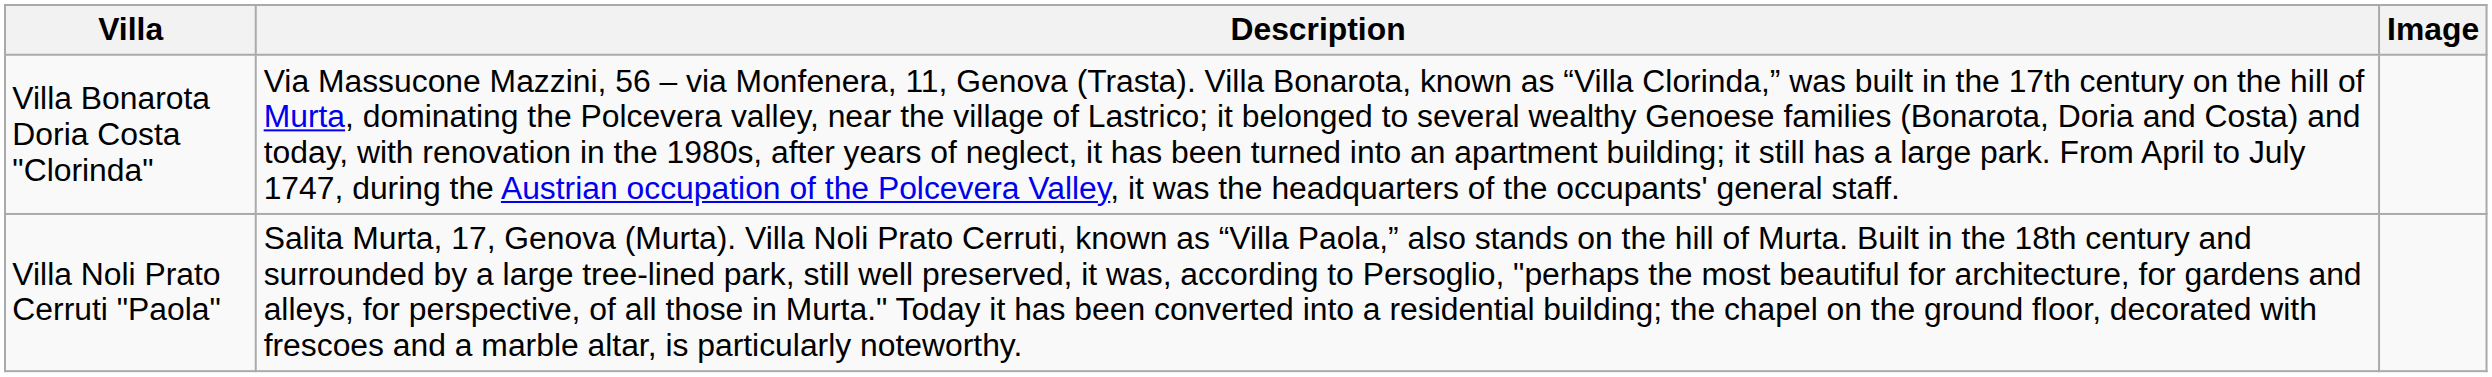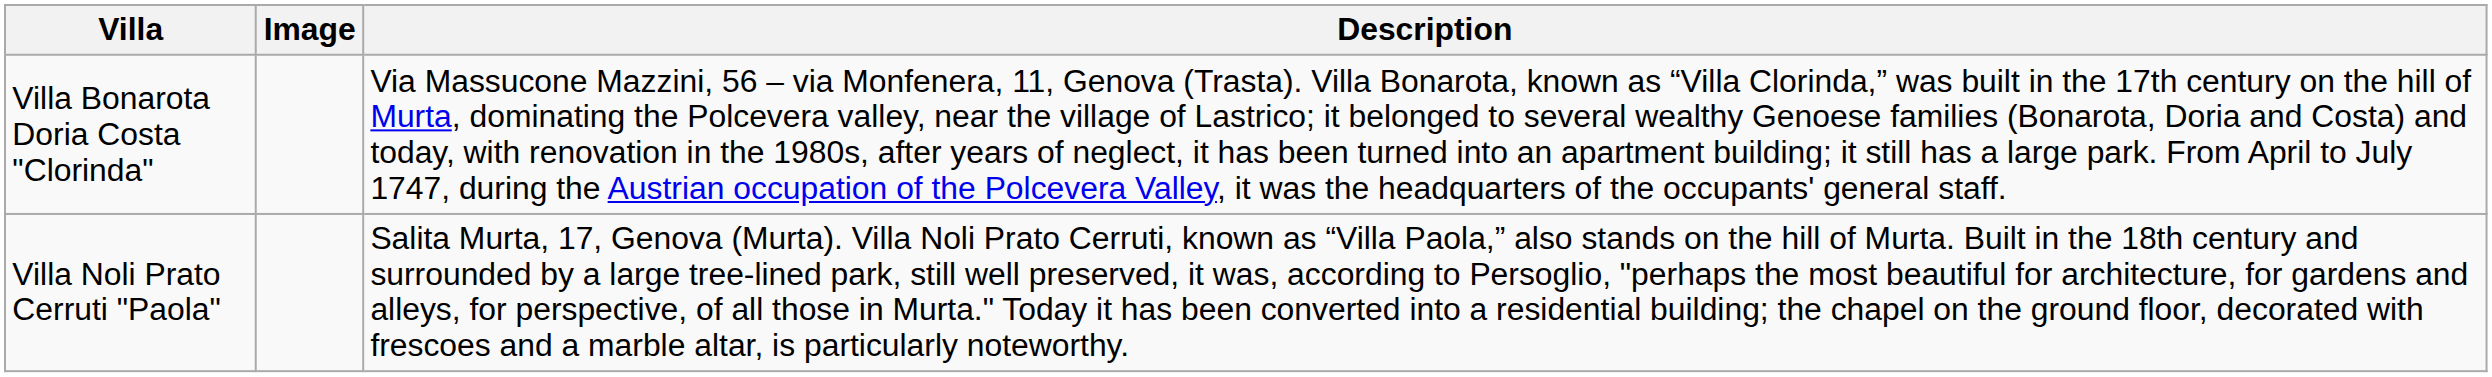columns swapped: (2433, 29) <-> (1318, 29)
